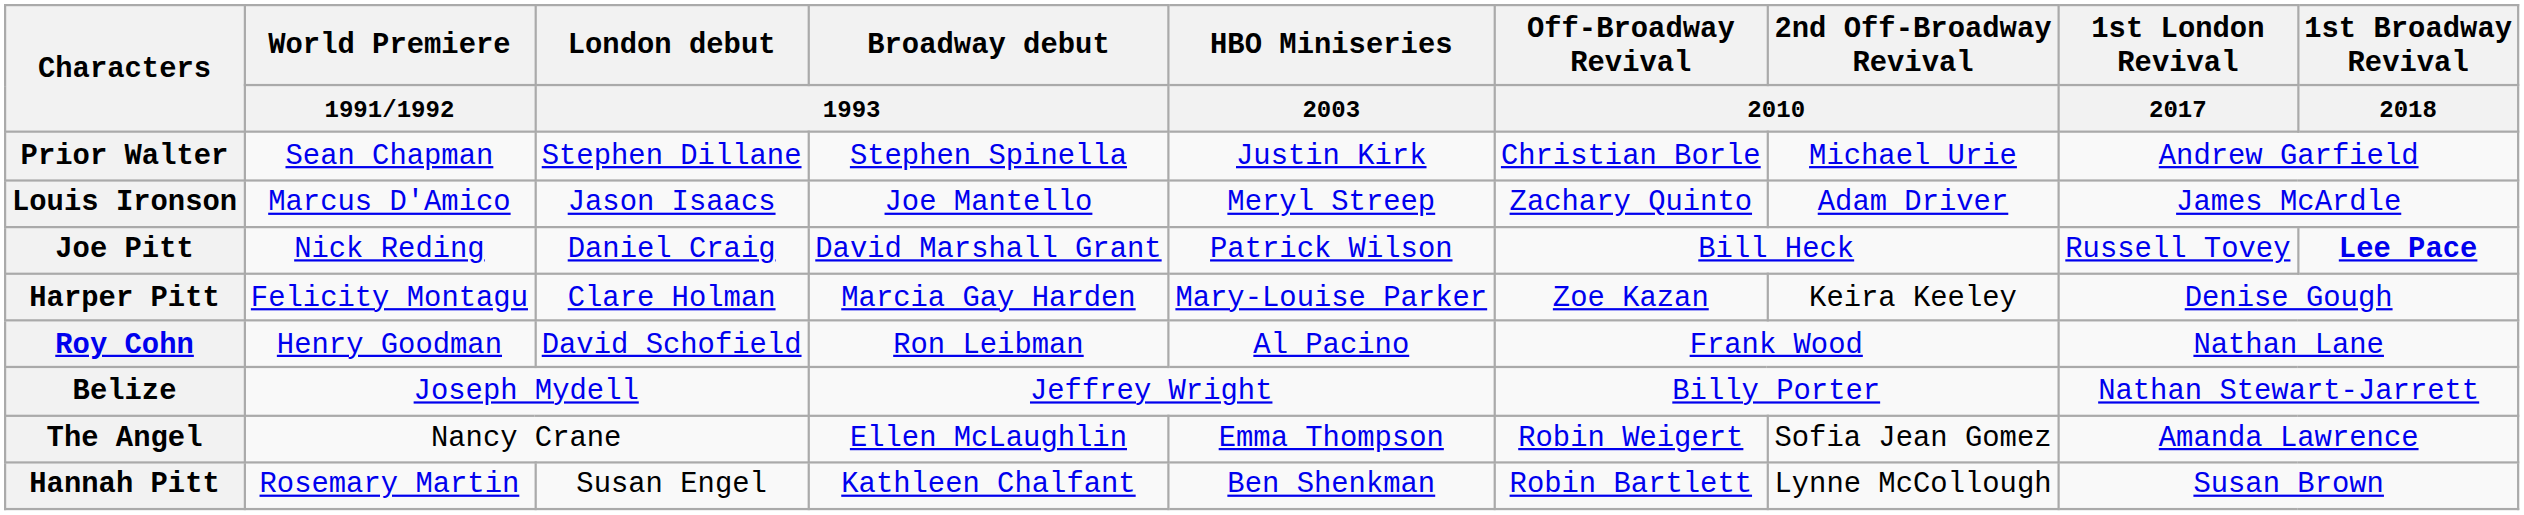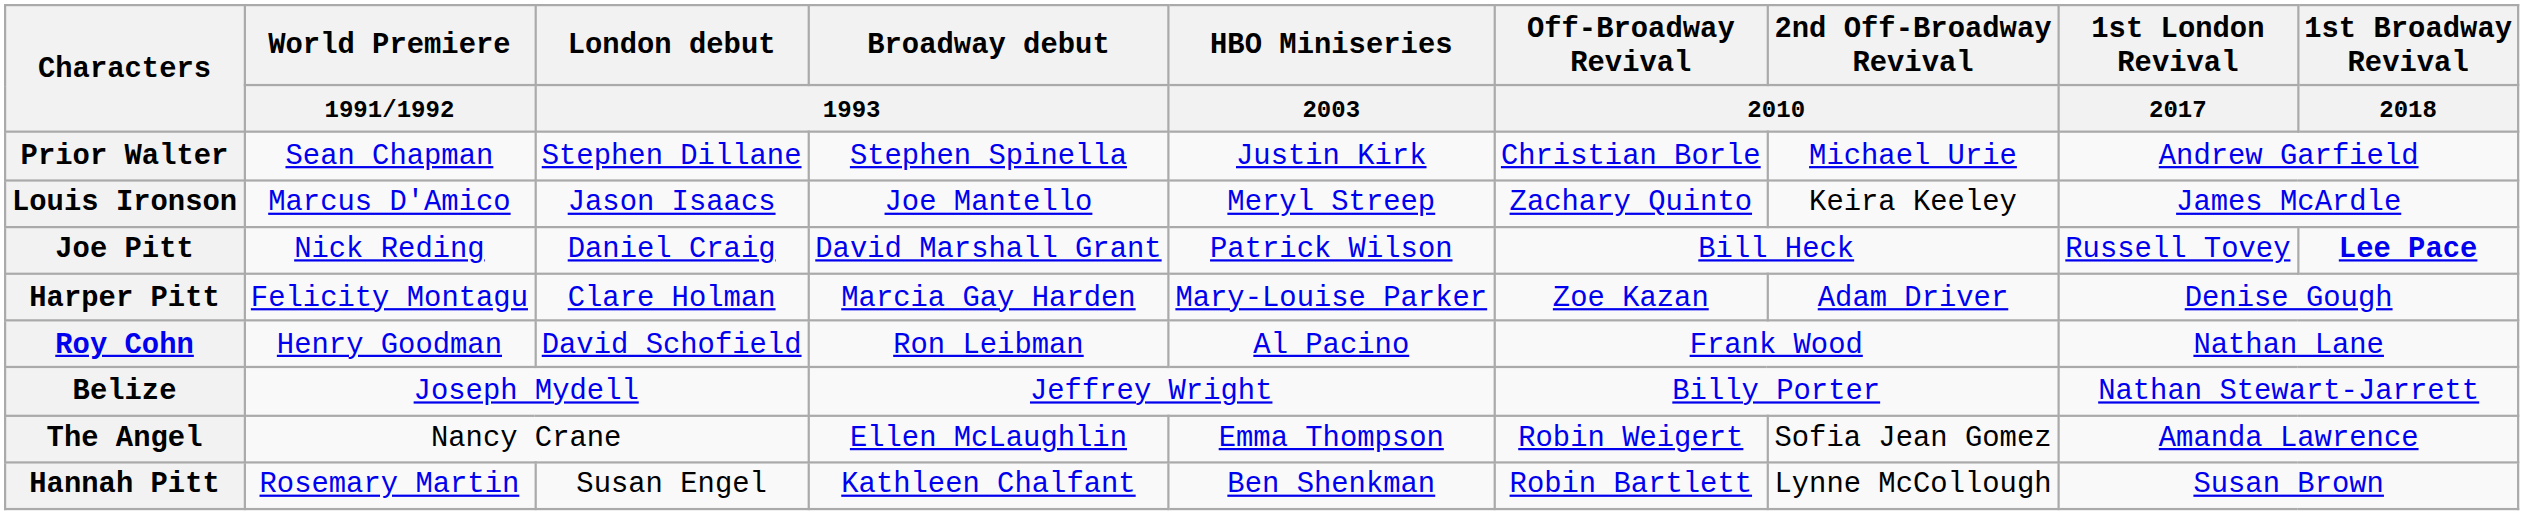(1913, 203) Adam Driver -> (1913, 203) Keira Keeley
(1913, 297) Keira Keeley -> (1913, 297) Adam Driver
